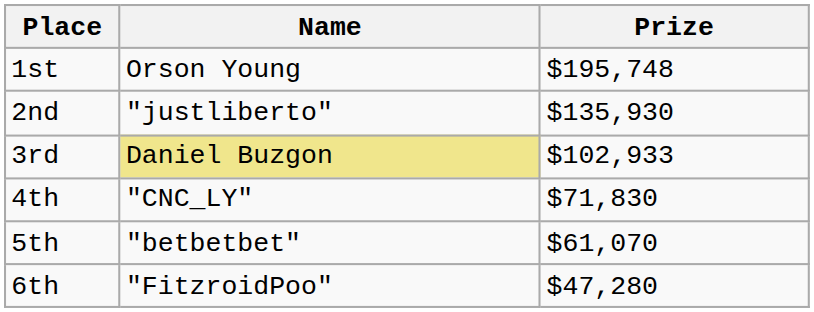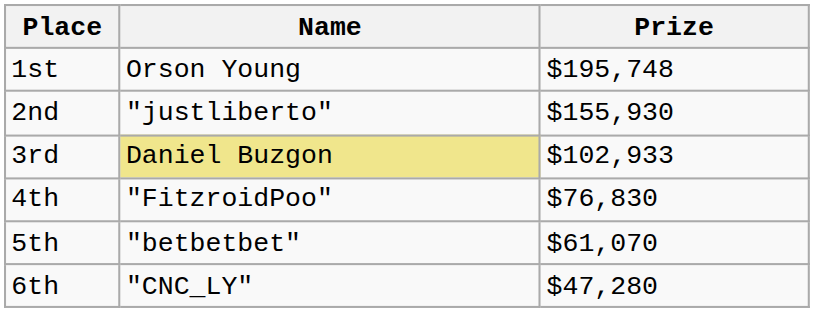(610, 113) $135,930 -> (610, 113) $155,930
(190, 200) "CNC_LY" -> (229, 200) "FitzroidPoo"
(602, 200) $71,830 -> (602, 200) $76,830
(229, 286) "FitzroidPoo" -> (190, 286) "CNC_LY"
